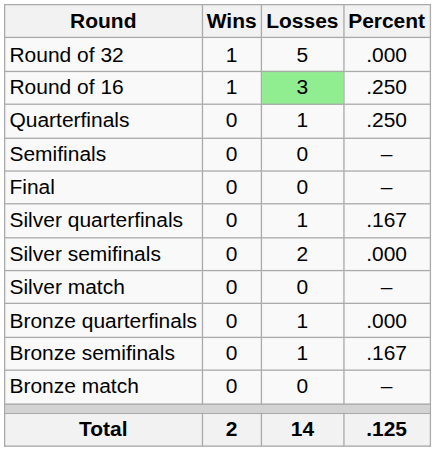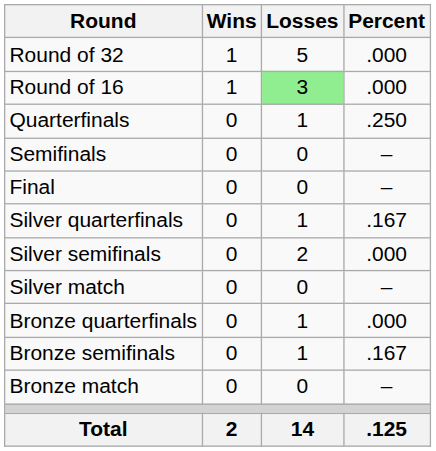(387, 87) .250 -> (387, 87) .000
